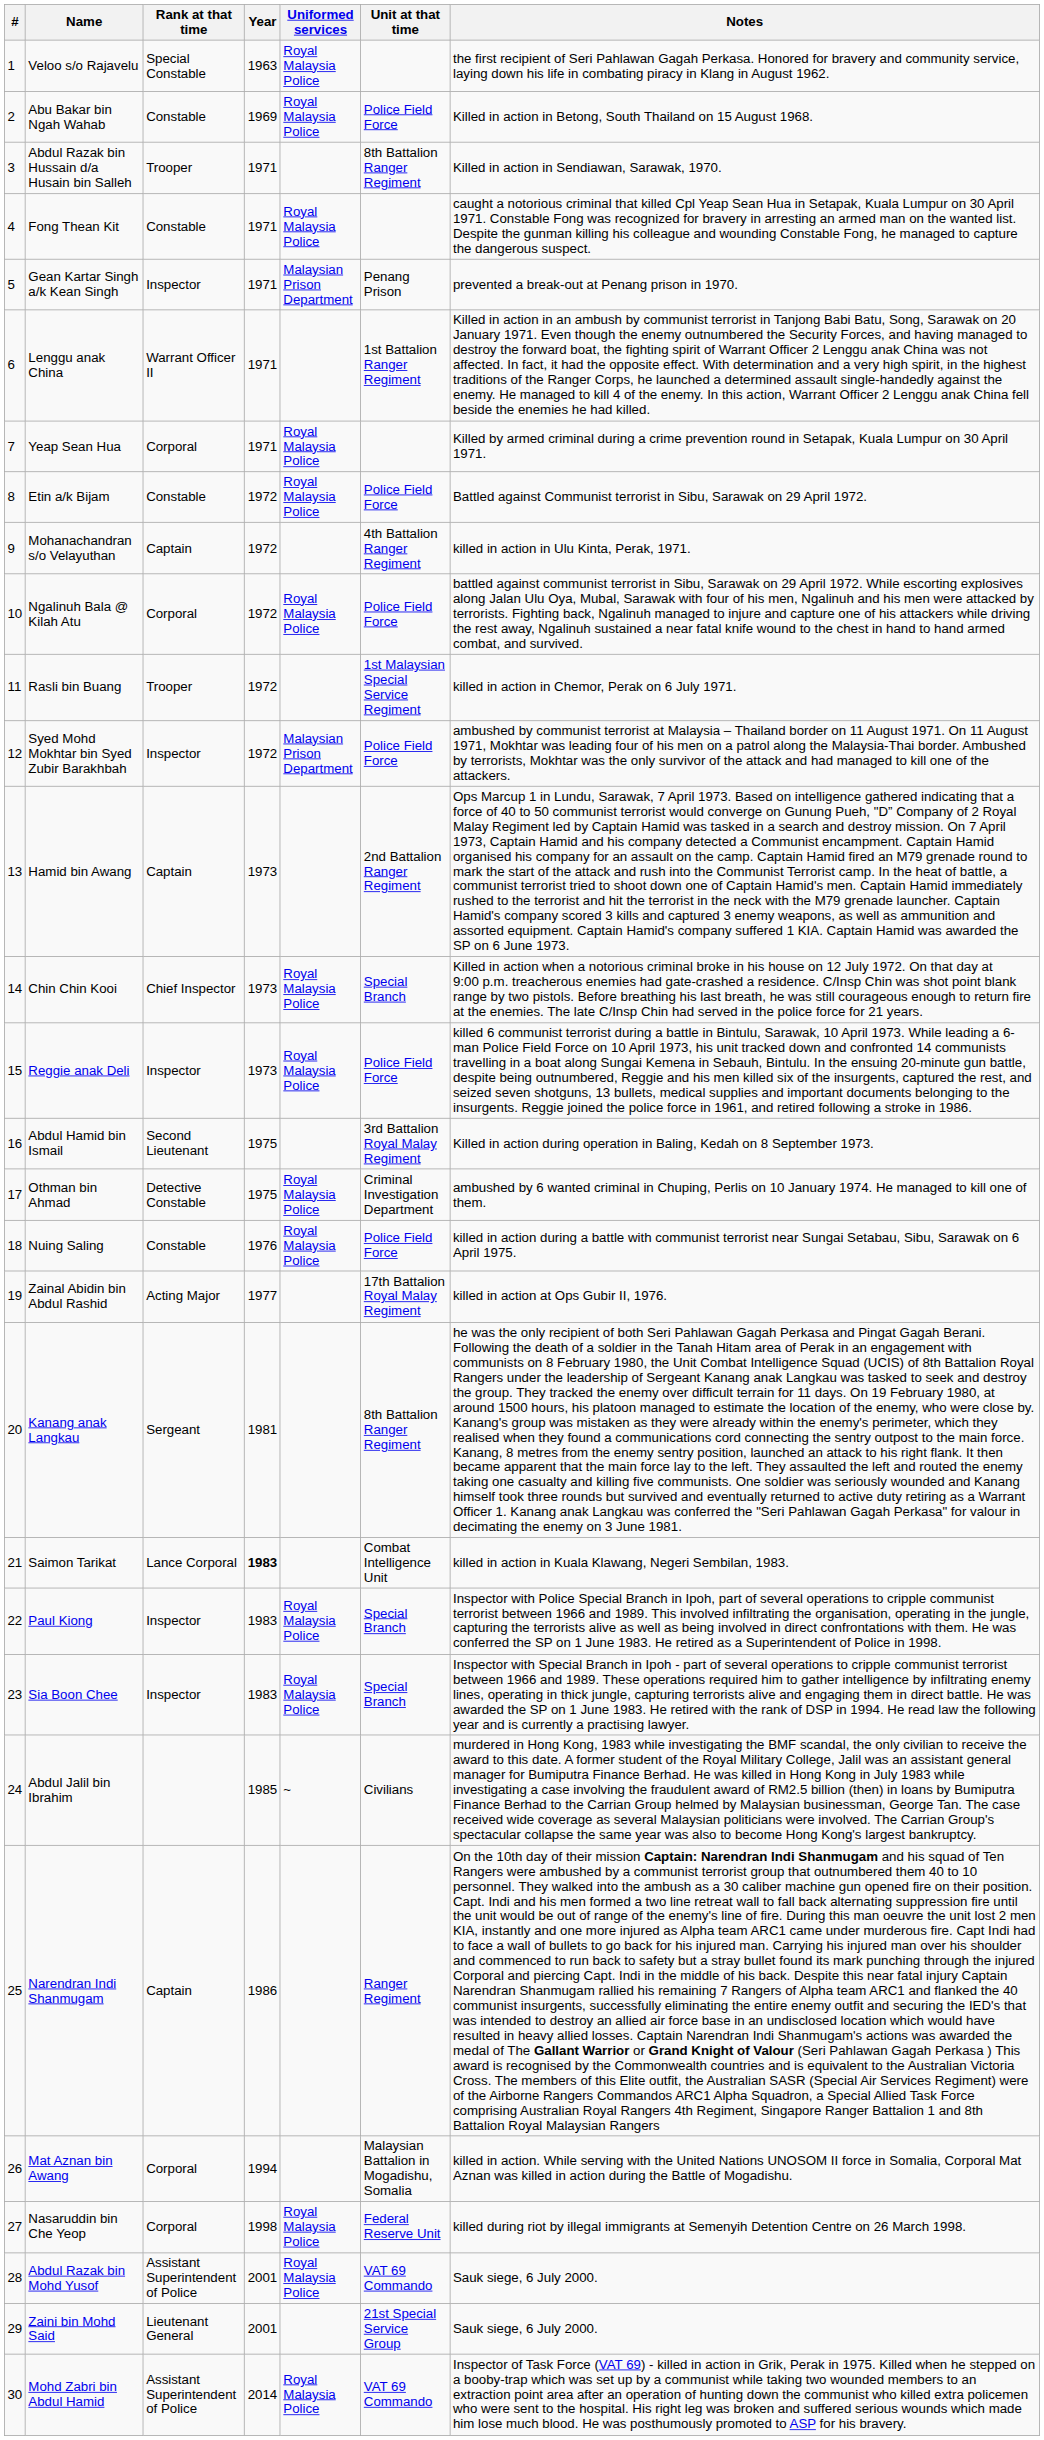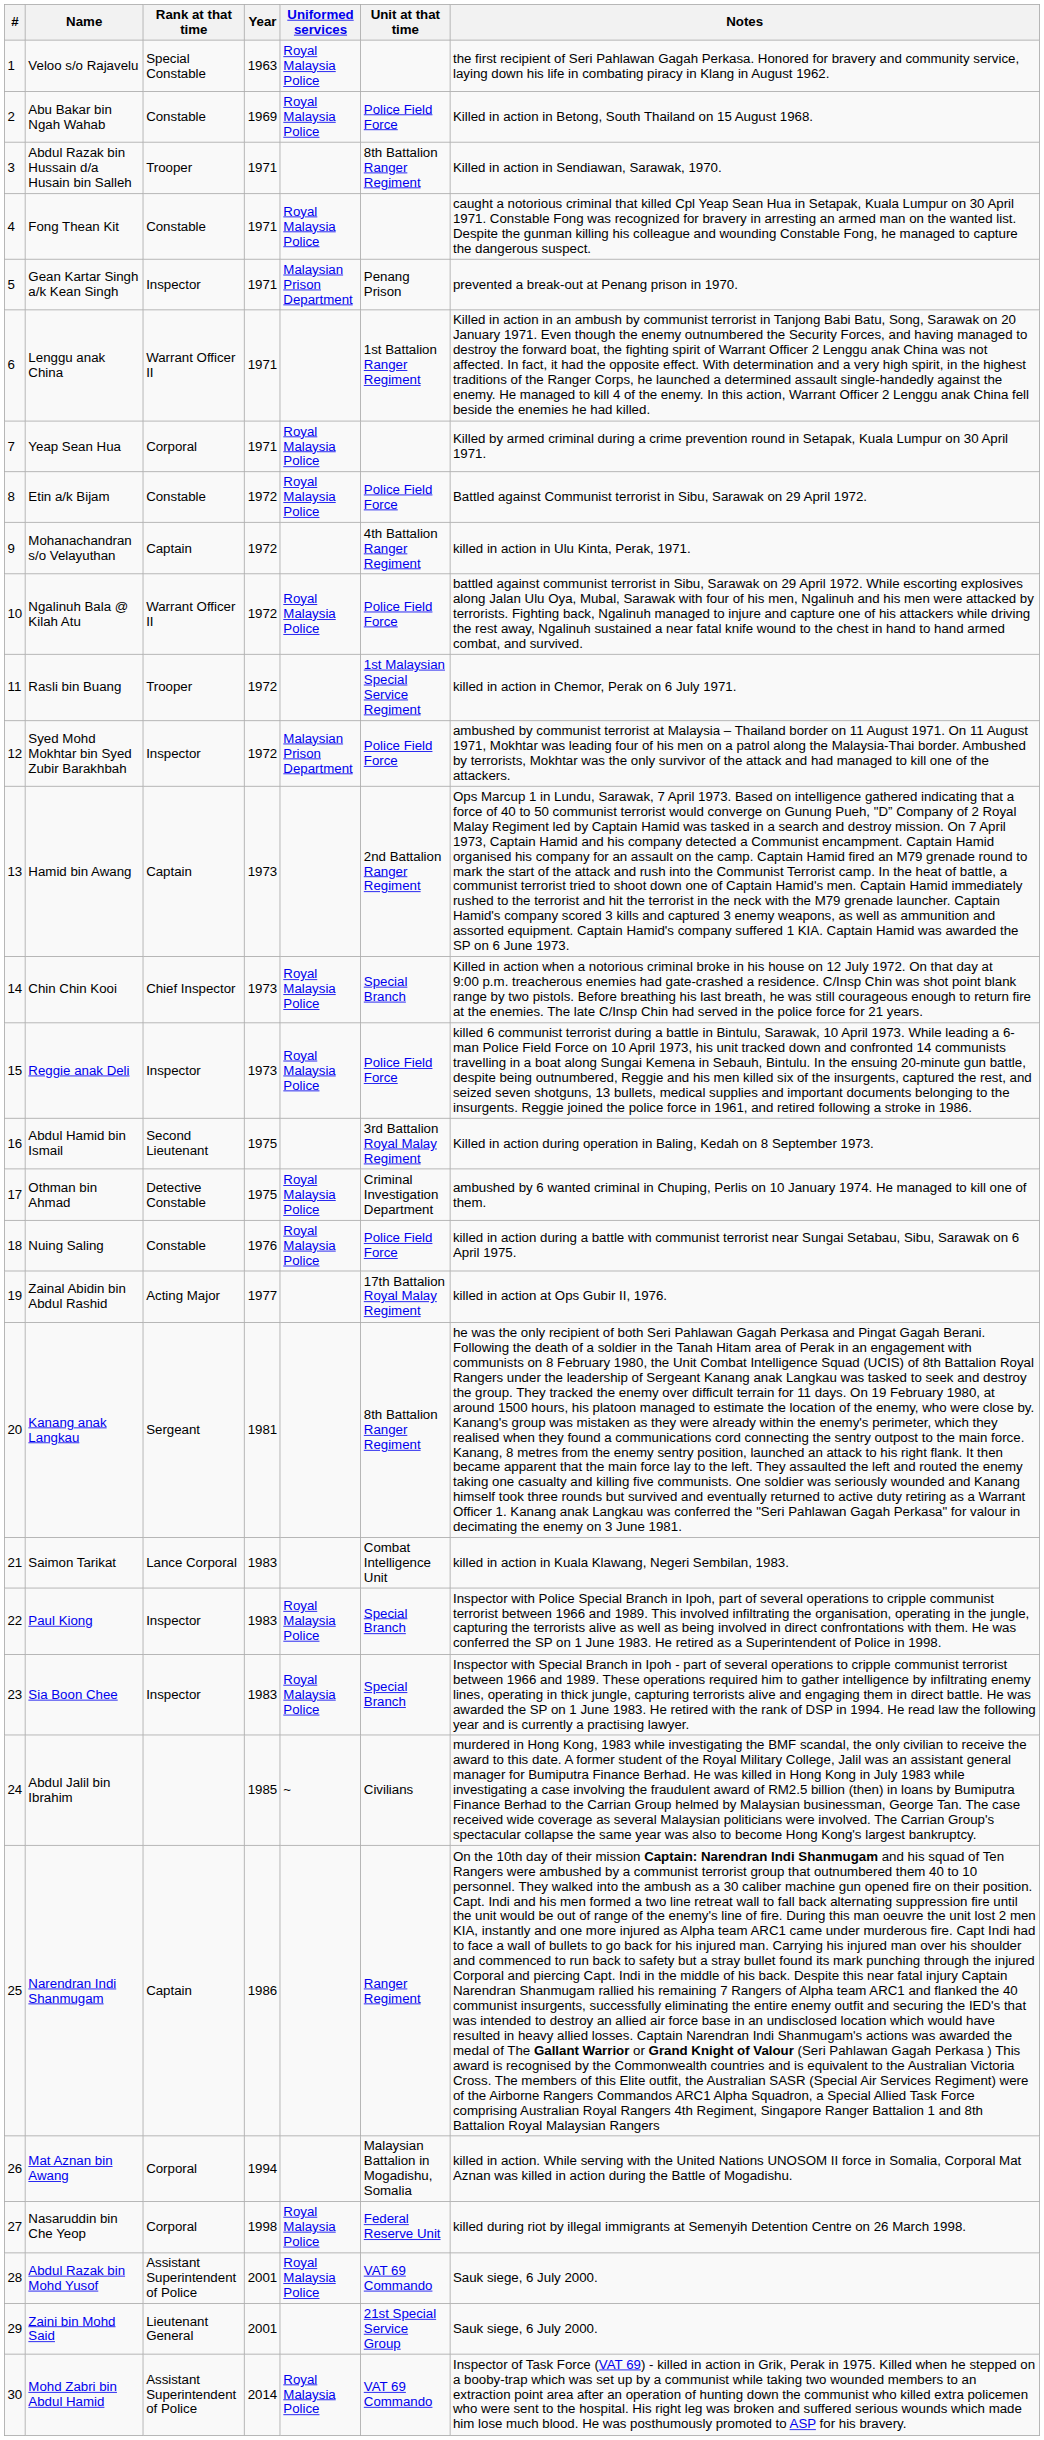(172, 614) Corporal -> (191, 614) Warrant Officer II
(262, 1562) bold -> (262, 1562) normal
